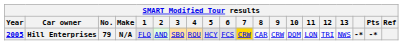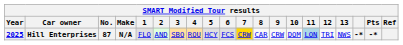(15, 33) 2005 -> (15, 33) 2025
(107, 33) 79 -> (107, 33) 87
(311, 33) no background -> (311, 33) lightblue background
